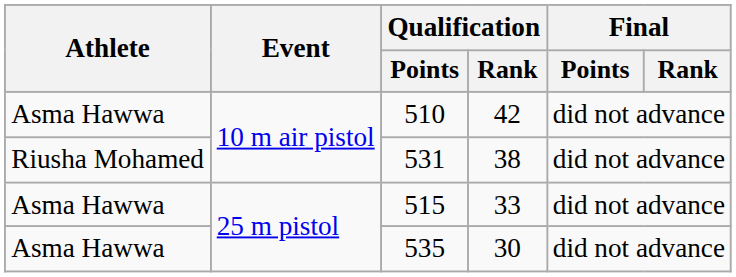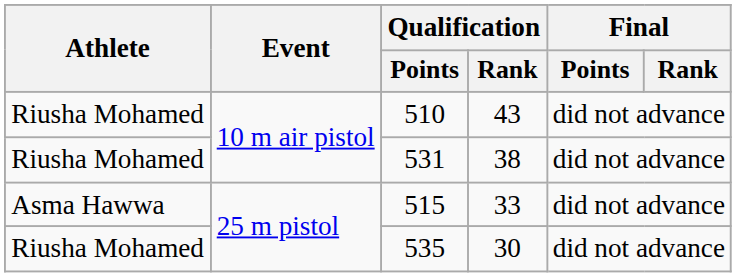(88, 114) Asma Hawwa -> (108, 114) Riusha Mohamed
(507, 114) 42 -> (507, 114) 43
(88, 249) Asma Hawwa -> (108, 249) Riusha Mohamed
